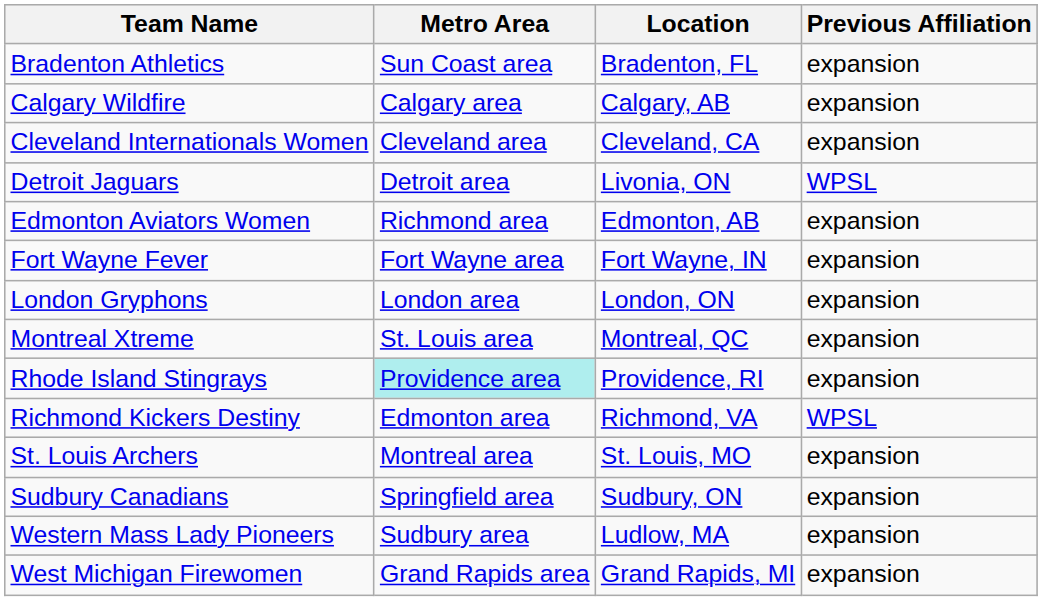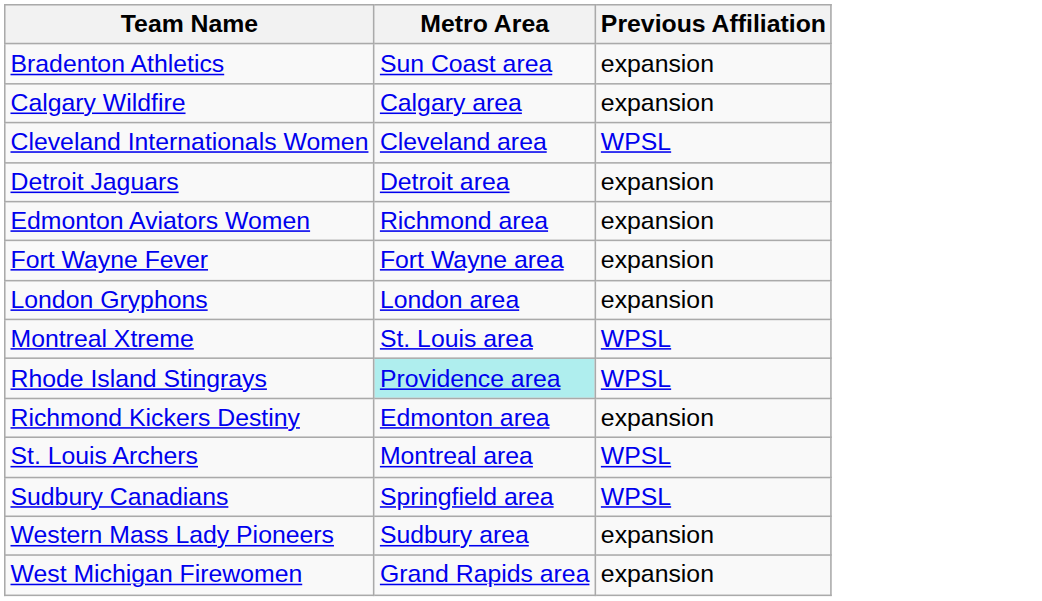- column: (698, 24)
(863, 142) expansion -> (636, 142) WPSL
(842, 181) WPSL -> (657, 181) expansion
(863, 338) expansion -> (636, 338) WPSL
(863, 378) expansion -> (636, 378) WPSL
(842, 417) WPSL -> (657, 417) expansion
(863, 456) expansion -> (636, 456) WPSL
(863, 496) expansion -> (636, 496) WPSL
